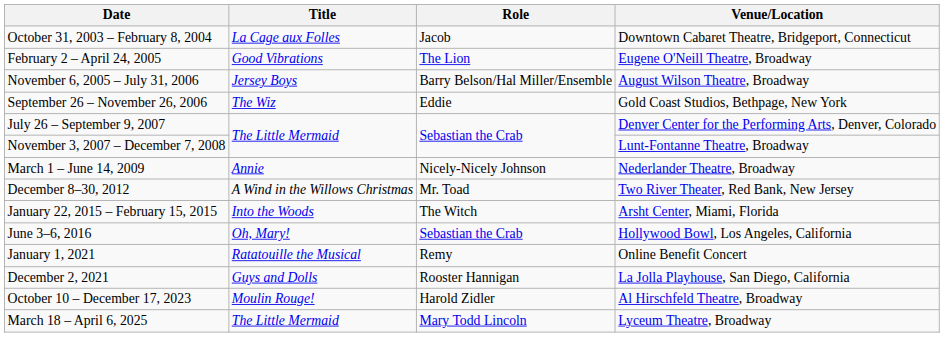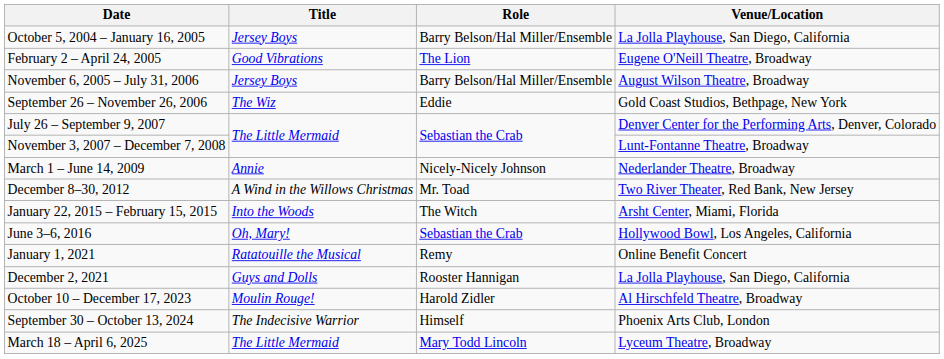- row: (110, 37)
+ row: (106, 37)
+ row: (100, 320)
